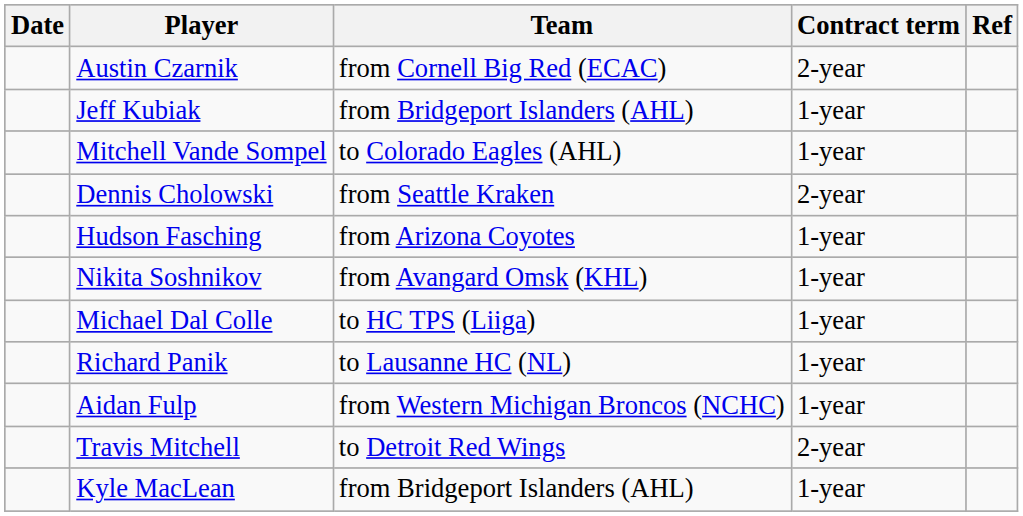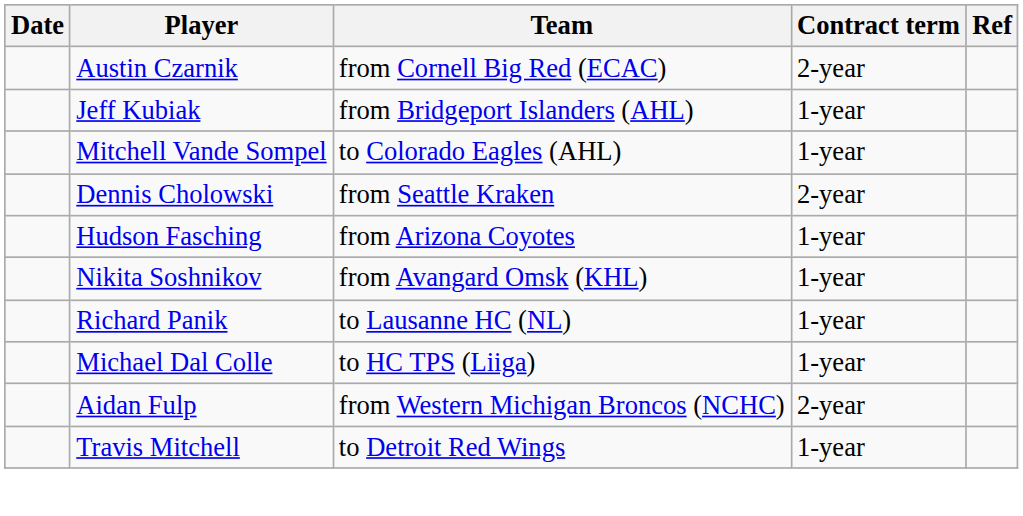rows swapped: (152, 362) <-> (174, 320)
(831, 404) 1-year -> (831, 404) 2-year
(831, 446) 2-year -> (831, 446) 1-year
- row: (156, 488)
